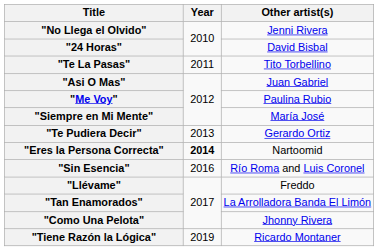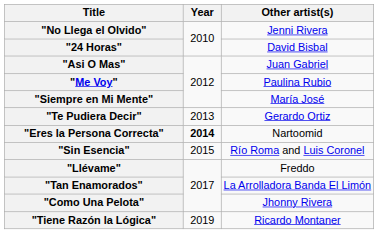- row: (94, 64)
(202, 168) 2016 -> (202, 151) 2015
